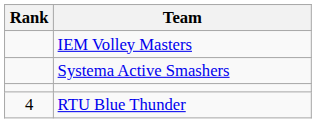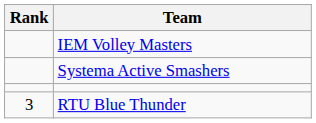(29, 104) 4 -> (29, 104) 3
